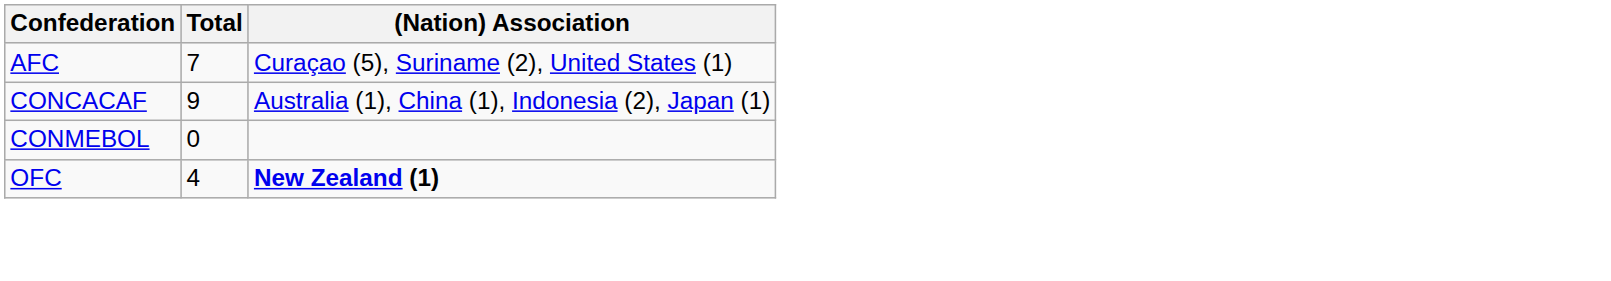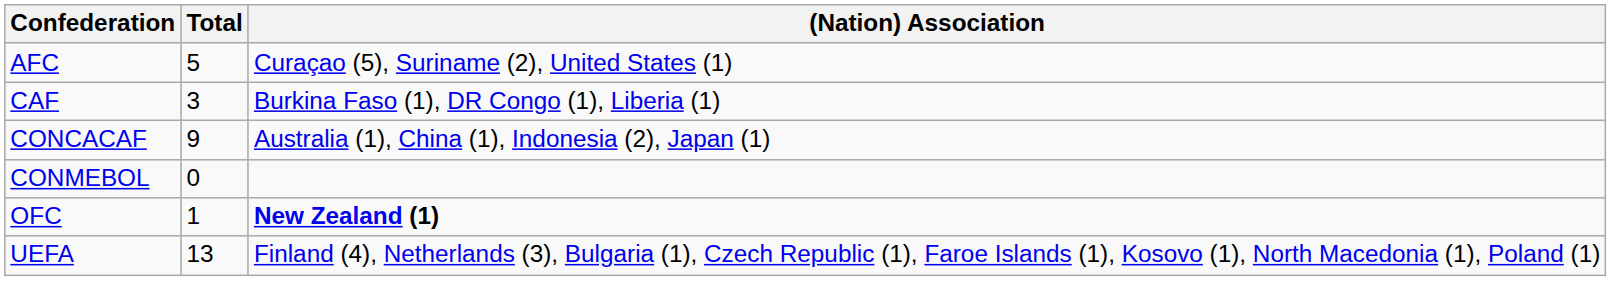(193, 62) 7 -> (193, 62) 5
+ row: (35, 100)
(193, 178) 4 -> (193, 216) 1
+ row: (42, 255)
